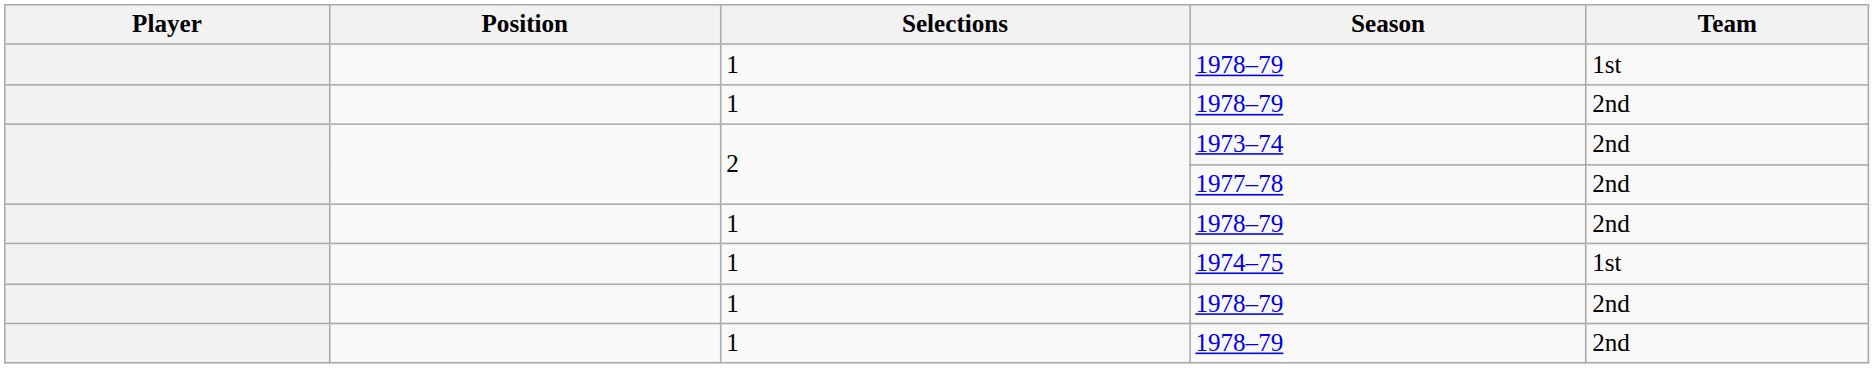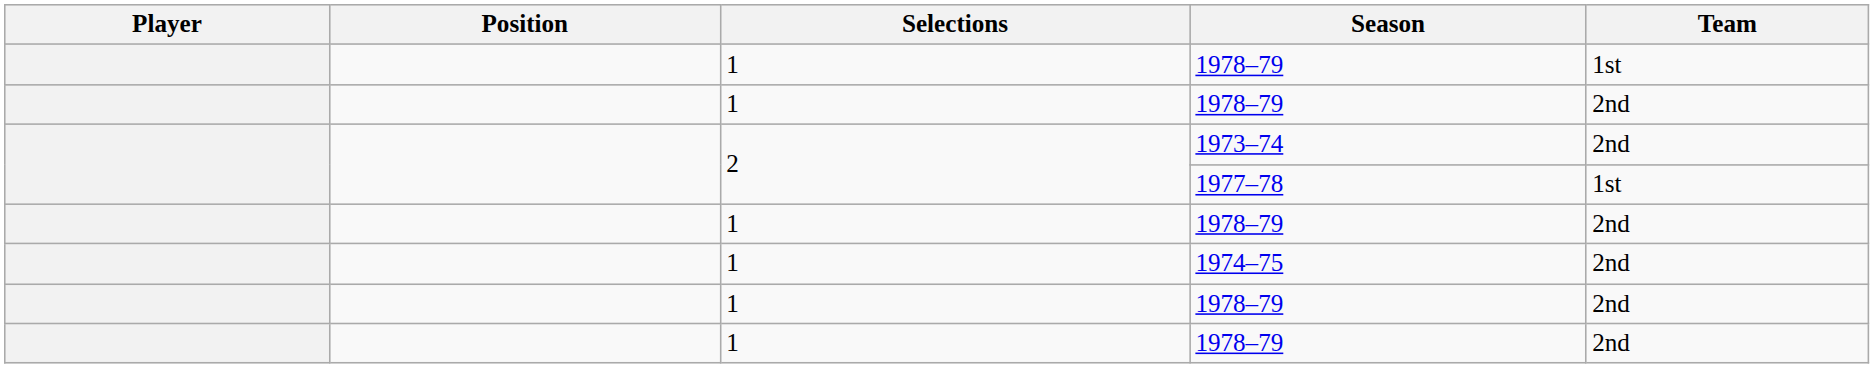(1611, 183) 2nd -> (1607, 183) 1st
(1607, 263) 1st -> (1611, 263) 2nd
